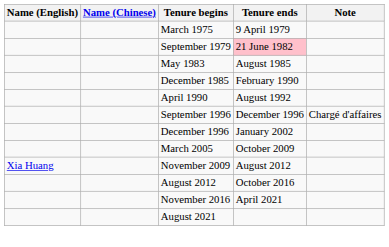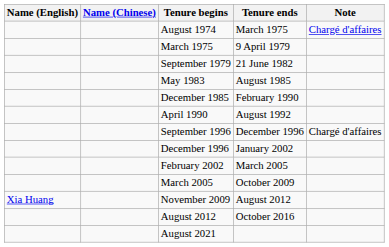+ row: (188, 30)
(264, 47) pink background -> (264, 64) no background
+ row: (192, 166)
- row: (195, 200)
